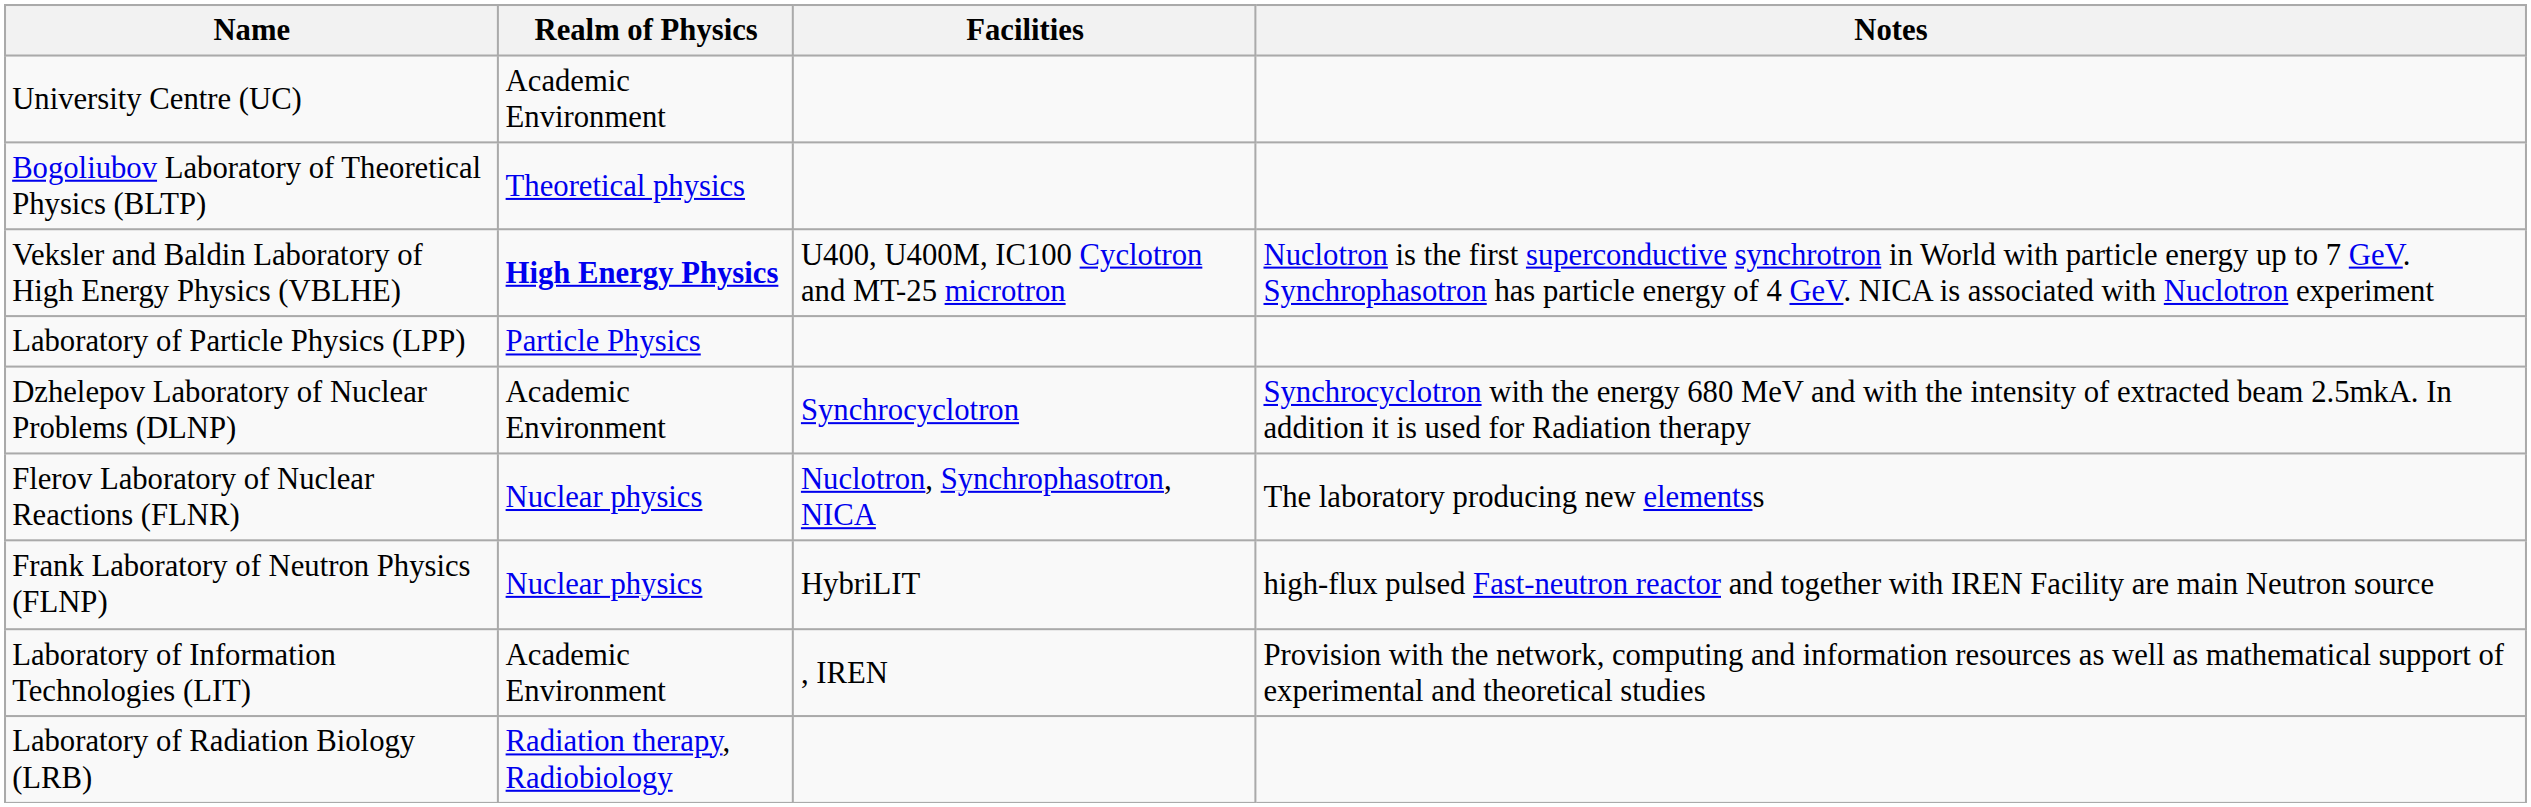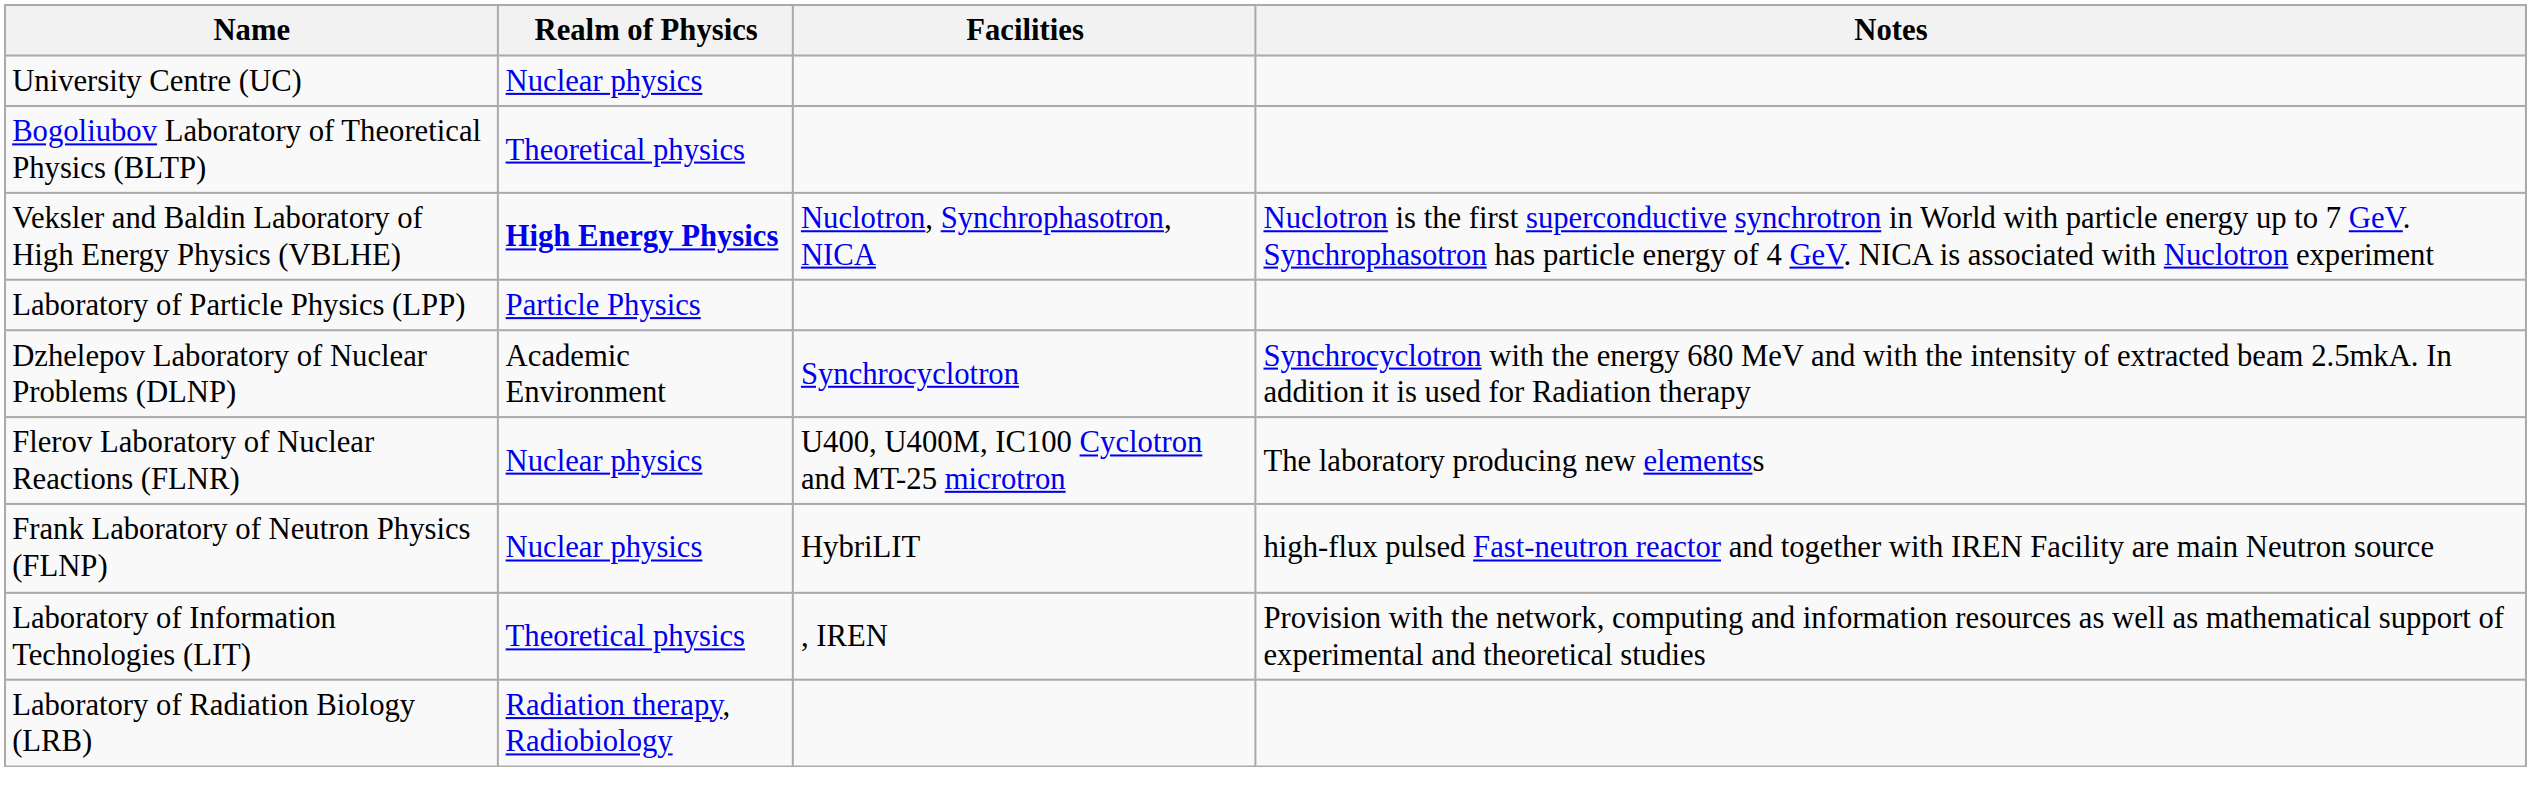(586, 98) Academic Environment -> (604, 80) Nuclear physics
(1002, 272) U400, U400M, IC100 Cyclotron and MT-25 microtron -> (986, 236) Nuclotron, Synchrophasotron, NICA
(986, 497) Nuclotron, Synchrophasotron, NICA -> (1002, 461) U400, U400M, IC100 Cyclotron and MT-25 microtron
(586, 671) Academic Environment -> (625, 634) Theoretical physics
